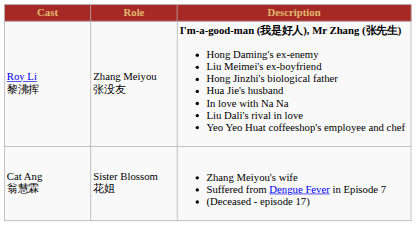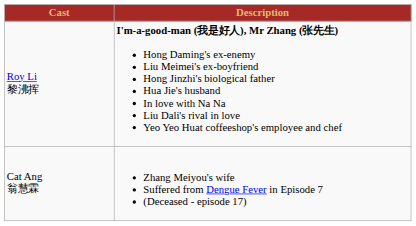- column: (134, 13)
